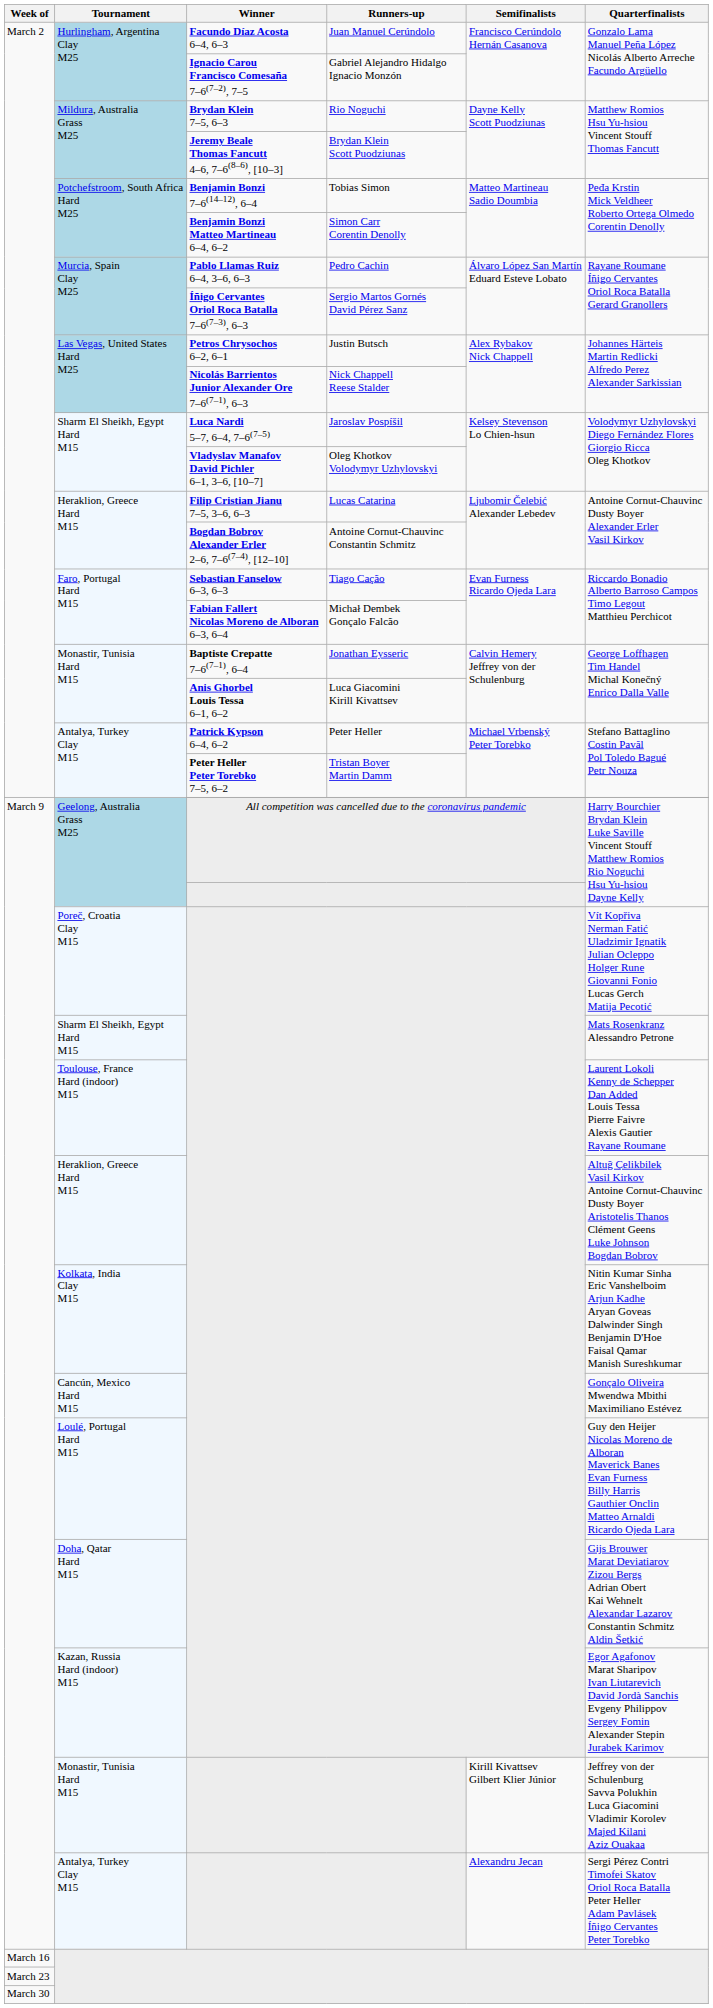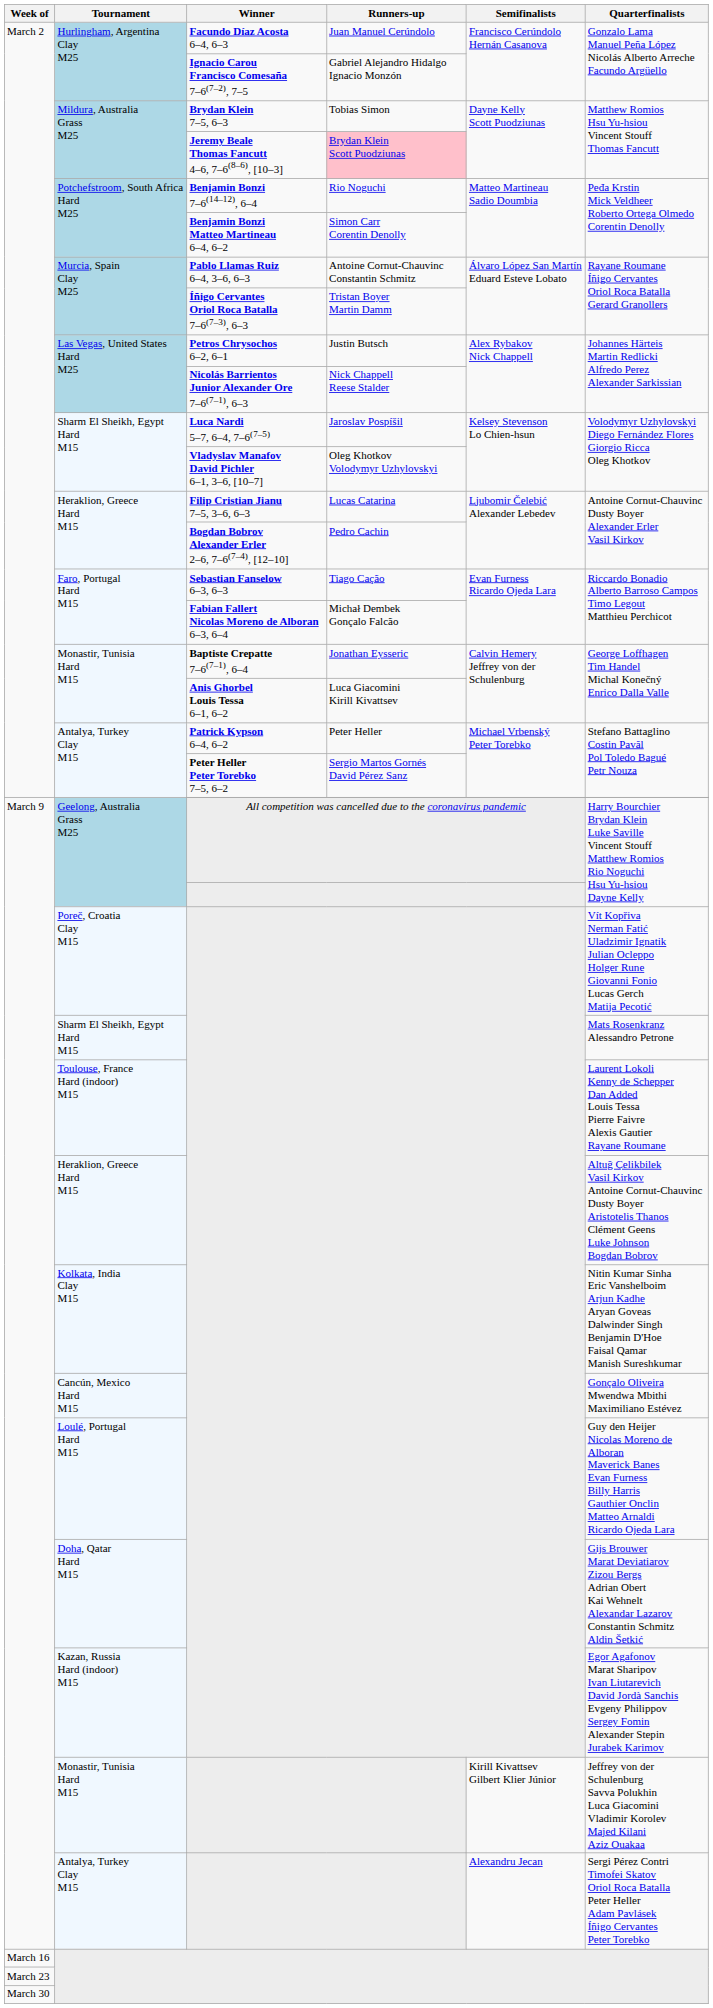(357, 109) Rio Noguchi -> (359, 109) Tobias Simon
(367, 147) no background -> (367, 147) pink background
(359, 187) Tobias Simon -> (357, 187) Rio Noguchi
(359, 265) Pedro Cachin -> (386, 272) Antoine Cornut-Chauvinc Constantin Schmitz
(378, 303) Sergio Martos Gornés David Pérez Sanz -> (360, 303) Tristan Boyer Martin Damm
(386, 537) Antoine Cornut-Chauvinc Constantin Schmitz -> (359, 531) Pedro Cachin
(360, 768) Tristan Boyer Martin Damm -> (378, 768) Sergio Martos Gornés David Pérez Sanz
